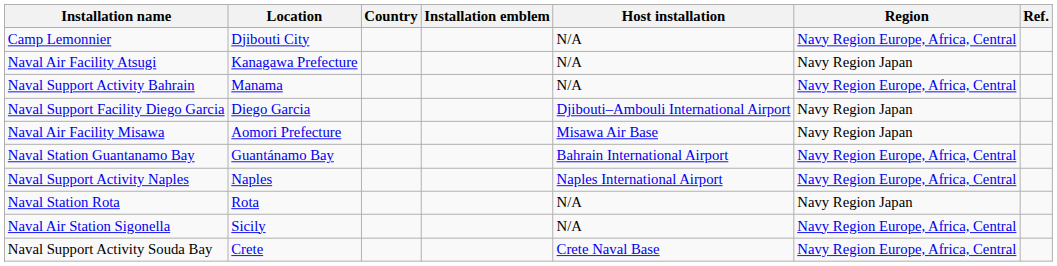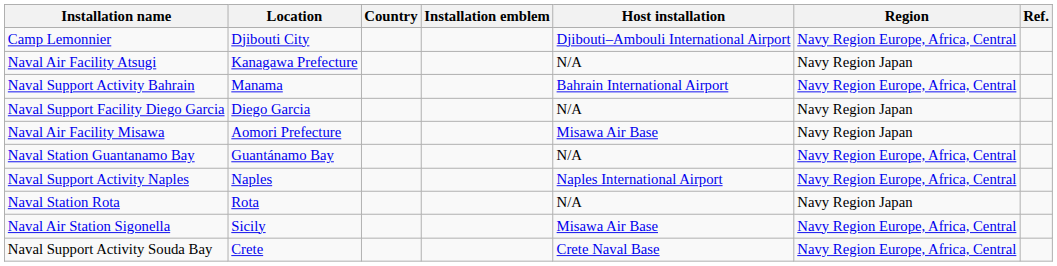(569, 39) N/A -> (674, 39) Djibouti–Ambouli International Airport
(569, 86) N/A -> (642, 86) Bahrain International Airport
(674, 109) Djibouti–Ambouli International Airport -> (569, 109) N/A
(642, 156) Bahrain International Airport -> (569, 156) N/A
(569, 226) N/A -> (607, 226) Misawa Air Base
